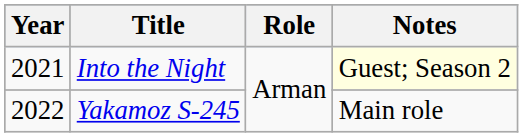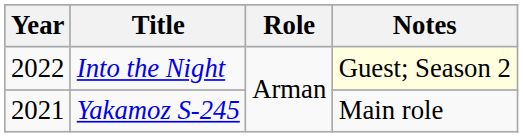(38, 68) 2021 -> (38, 68) 2022
(38, 110) 2022 -> (38, 110) 2021
